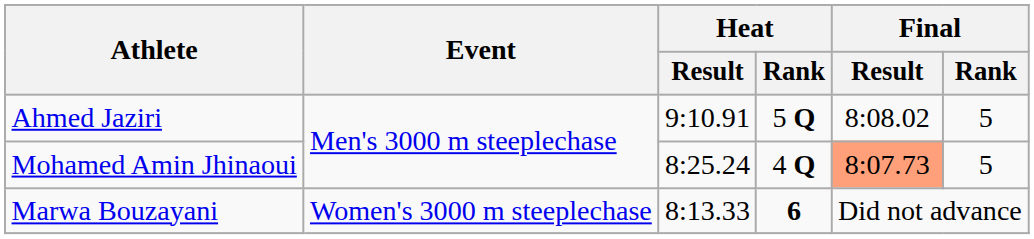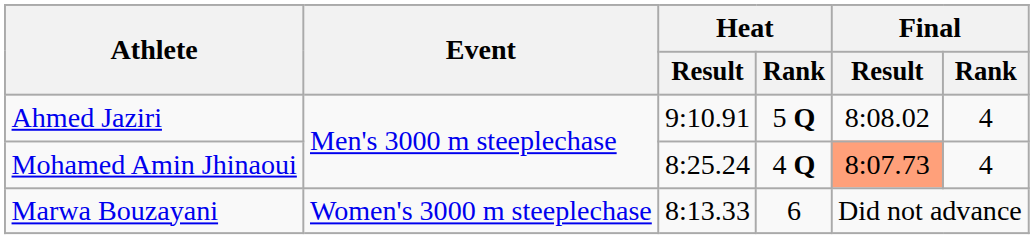(986, 118) 5 -> (986, 118) 4
(986, 164) 5 -> (986, 164) 4
(794, 210) bold -> (794, 210) normal
